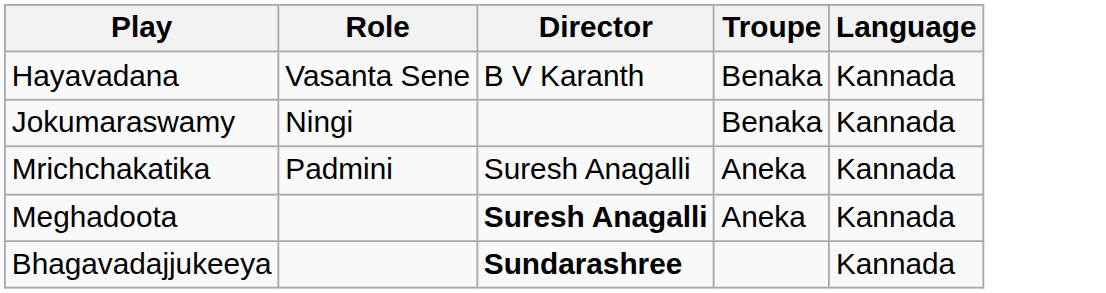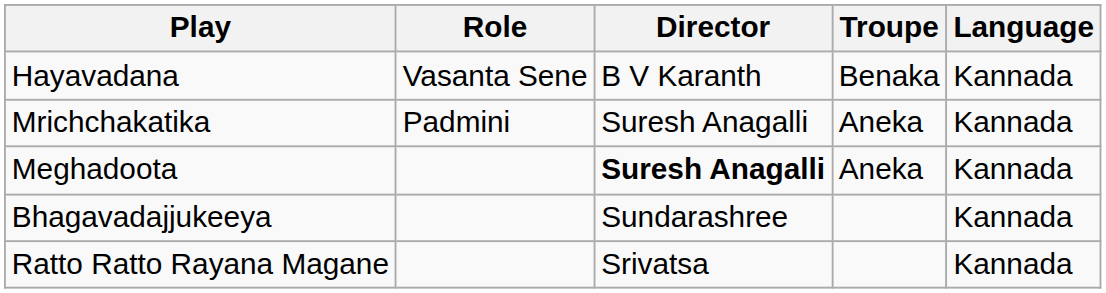- row: (123, 122)
(583, 264) bold -> (695, 216) normal
+ row: (200, 264)
